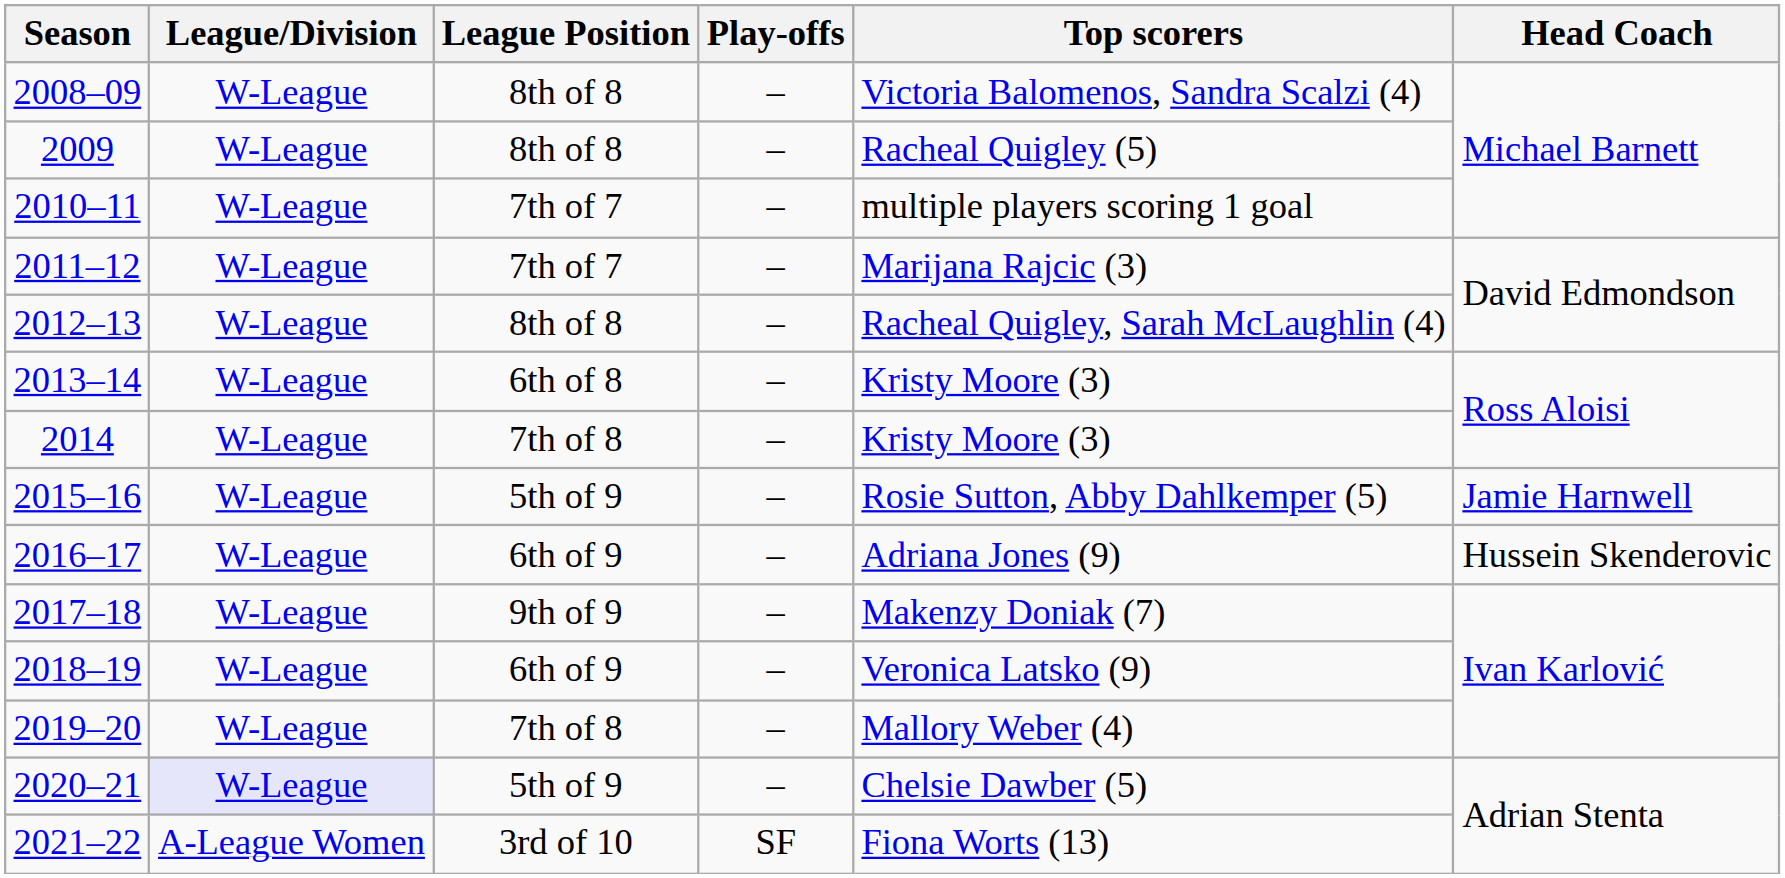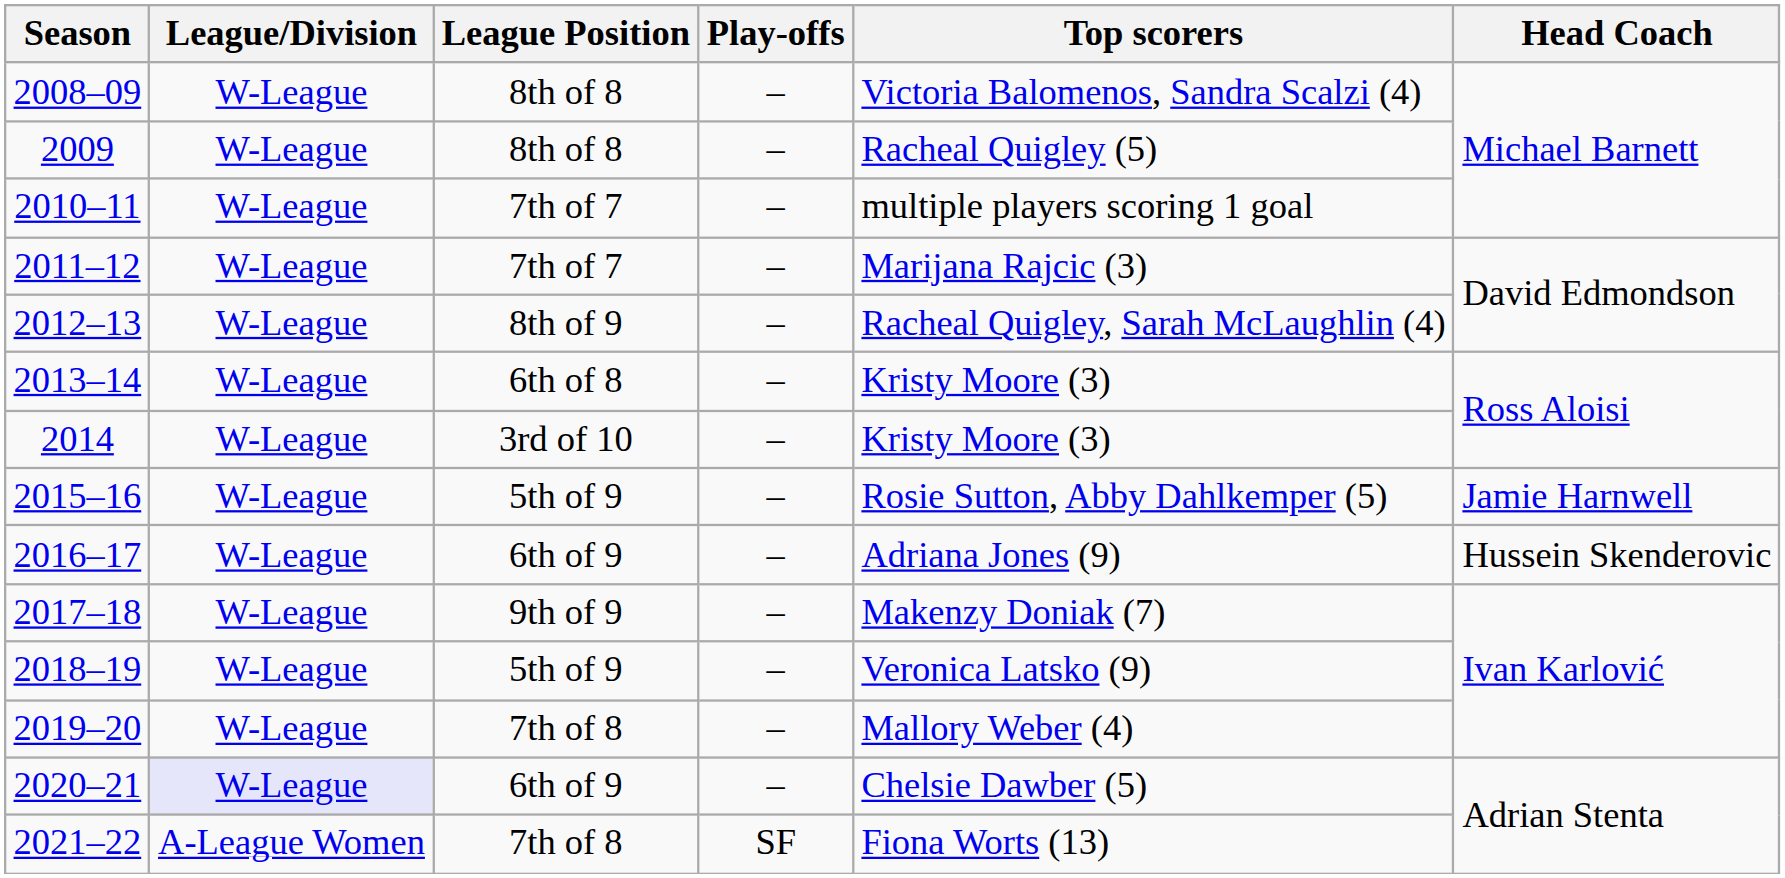(566, 322) 8th of 8 -> (566, 322) 8th of 9
(566, 438) 7th of 8 -> (566, 438) 3rd of 10
(566, 669) 6th of 9 -> (566, 669) 5th of 9
(566, 785) 5th of 9 -> (566, 785) 6th of 9
(566, 843) 3rd of 10 -> (566, 843) 7th of 8
